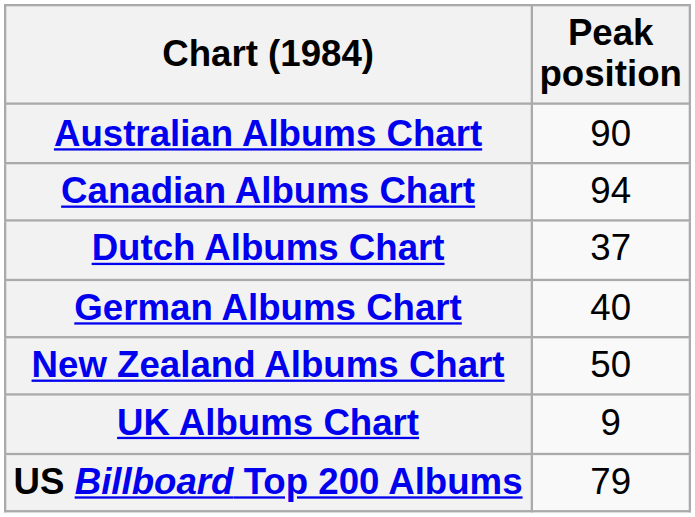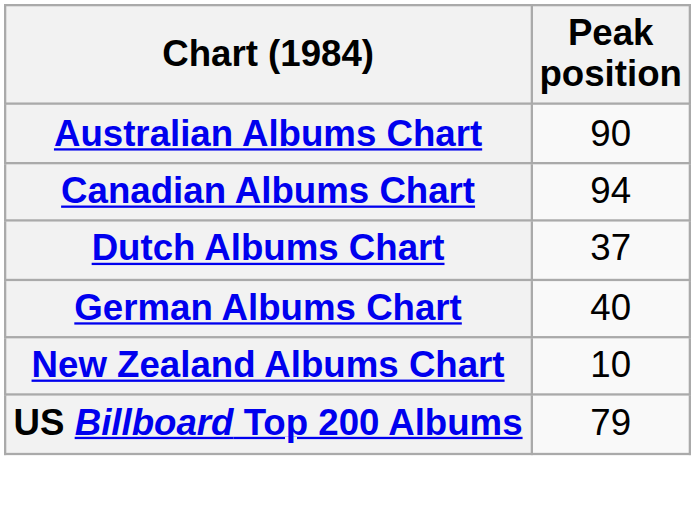(611, 365) 50 -> (611, 365) 10
- row: (268, 423)
